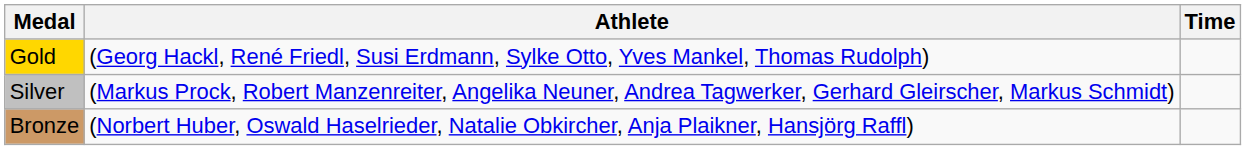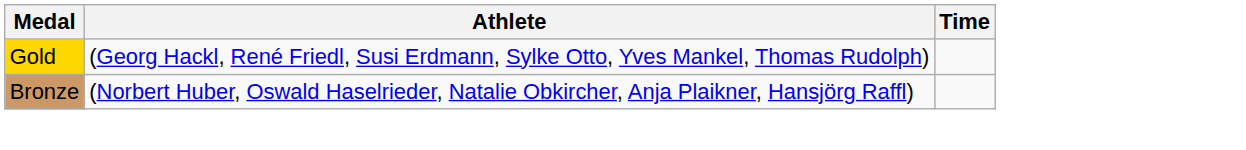- row: (37, 91)
